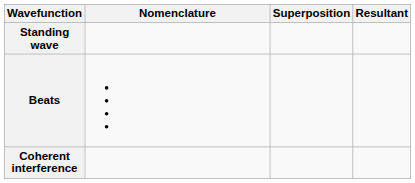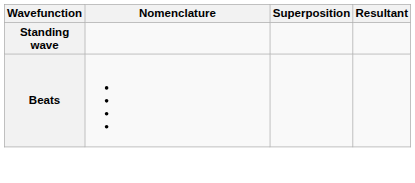- row: (45, 162)
